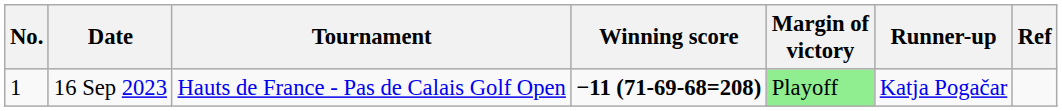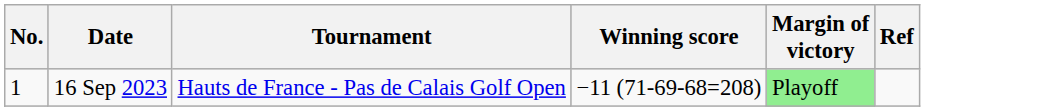- column: (943, 36)
(669, 87) bold -> (669, 87) normal
